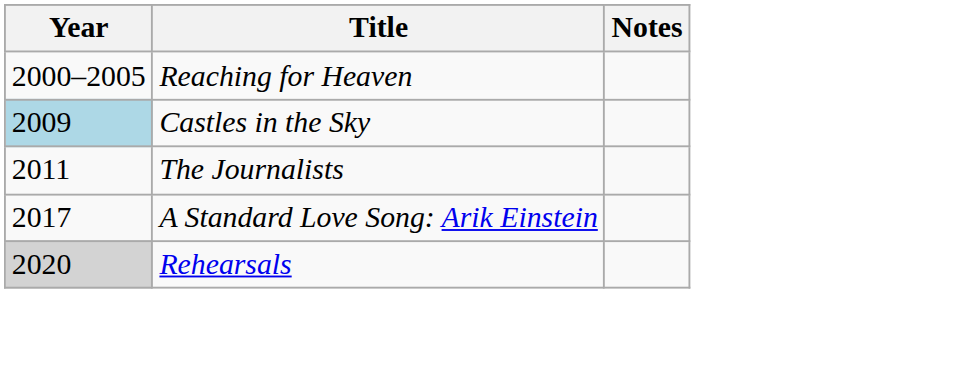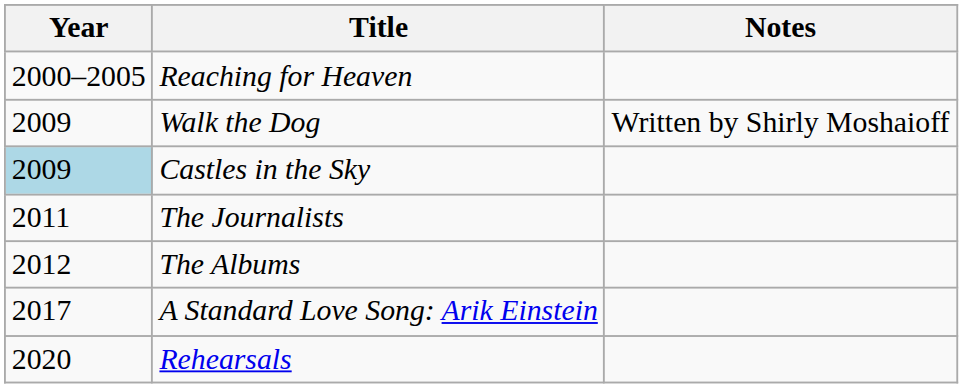+ row: (240, 122)
+ row: (230, 264)
(42, 264) lightgrey background -> (42, 358) no background
